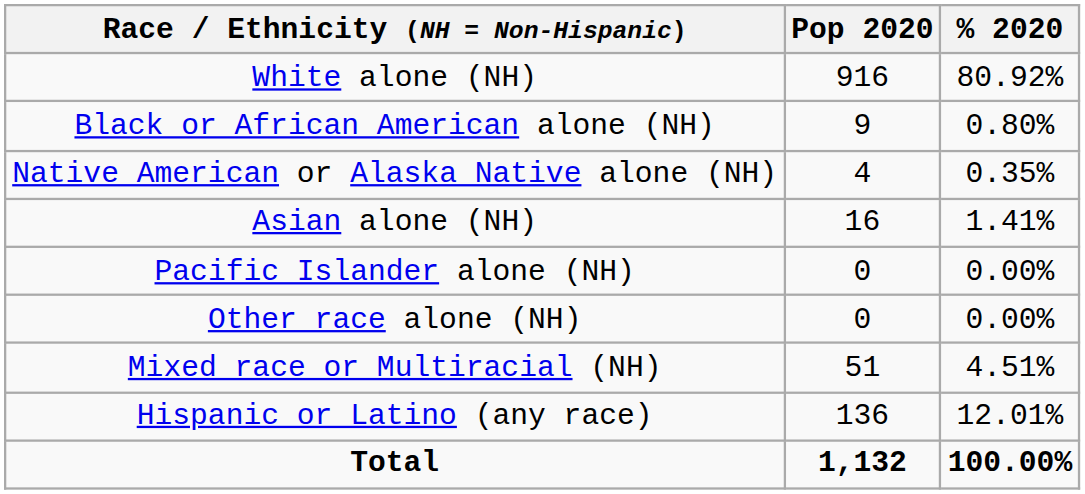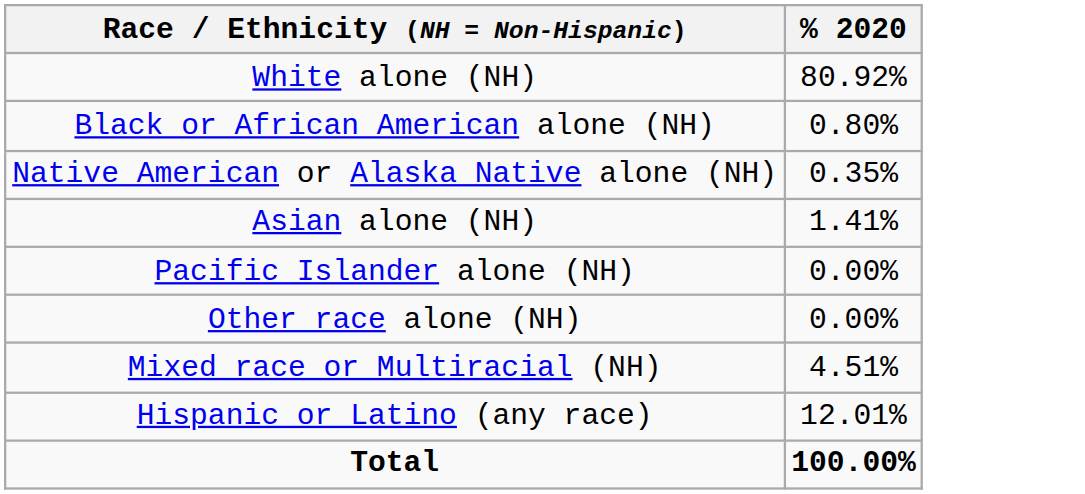- column: (862, 29)
